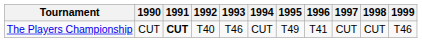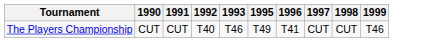- column: (262, 13)
(177, 29) bold -> (177, 29) normal
